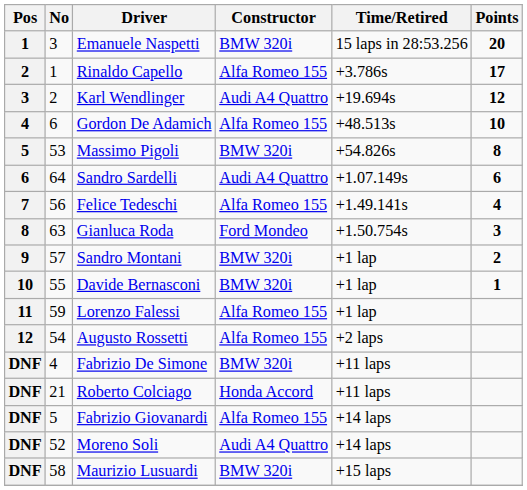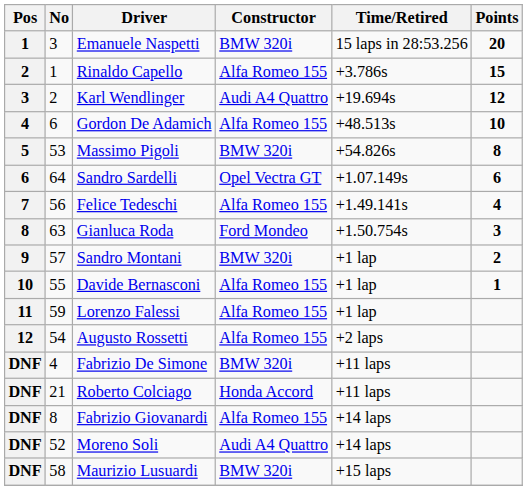(497, 70) 17 -> (497, 70) 15
(274, 177) Audi A4 Quattro -> (270, 177) Opel Vectra GT
(256, 284) BMW 320i -> (273, 284) Alfa Romeo 155
(53, 417) 5 -> (53, 417) 8
